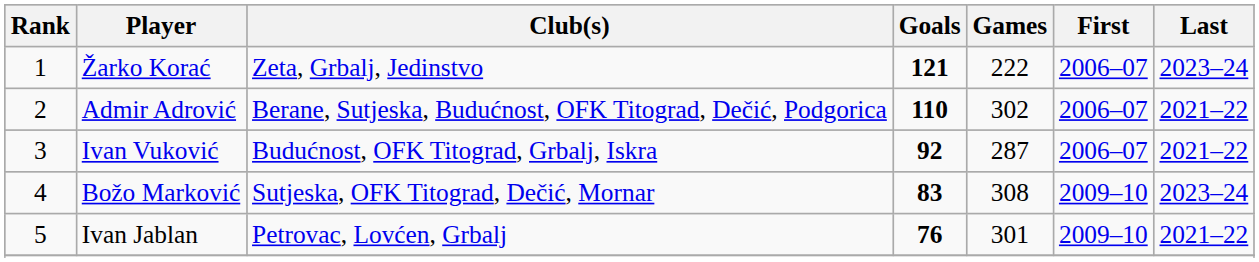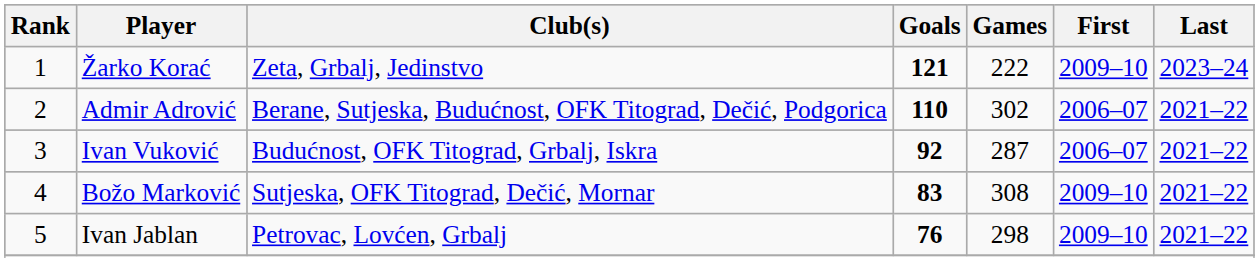(1103, 67) 2006–07 -> (1103, 67) 2009–10
(1204, 193) 2023–24 -> (1204, 193) 2021–22
(1010, 234) 301 -> (1010, 234) 298
